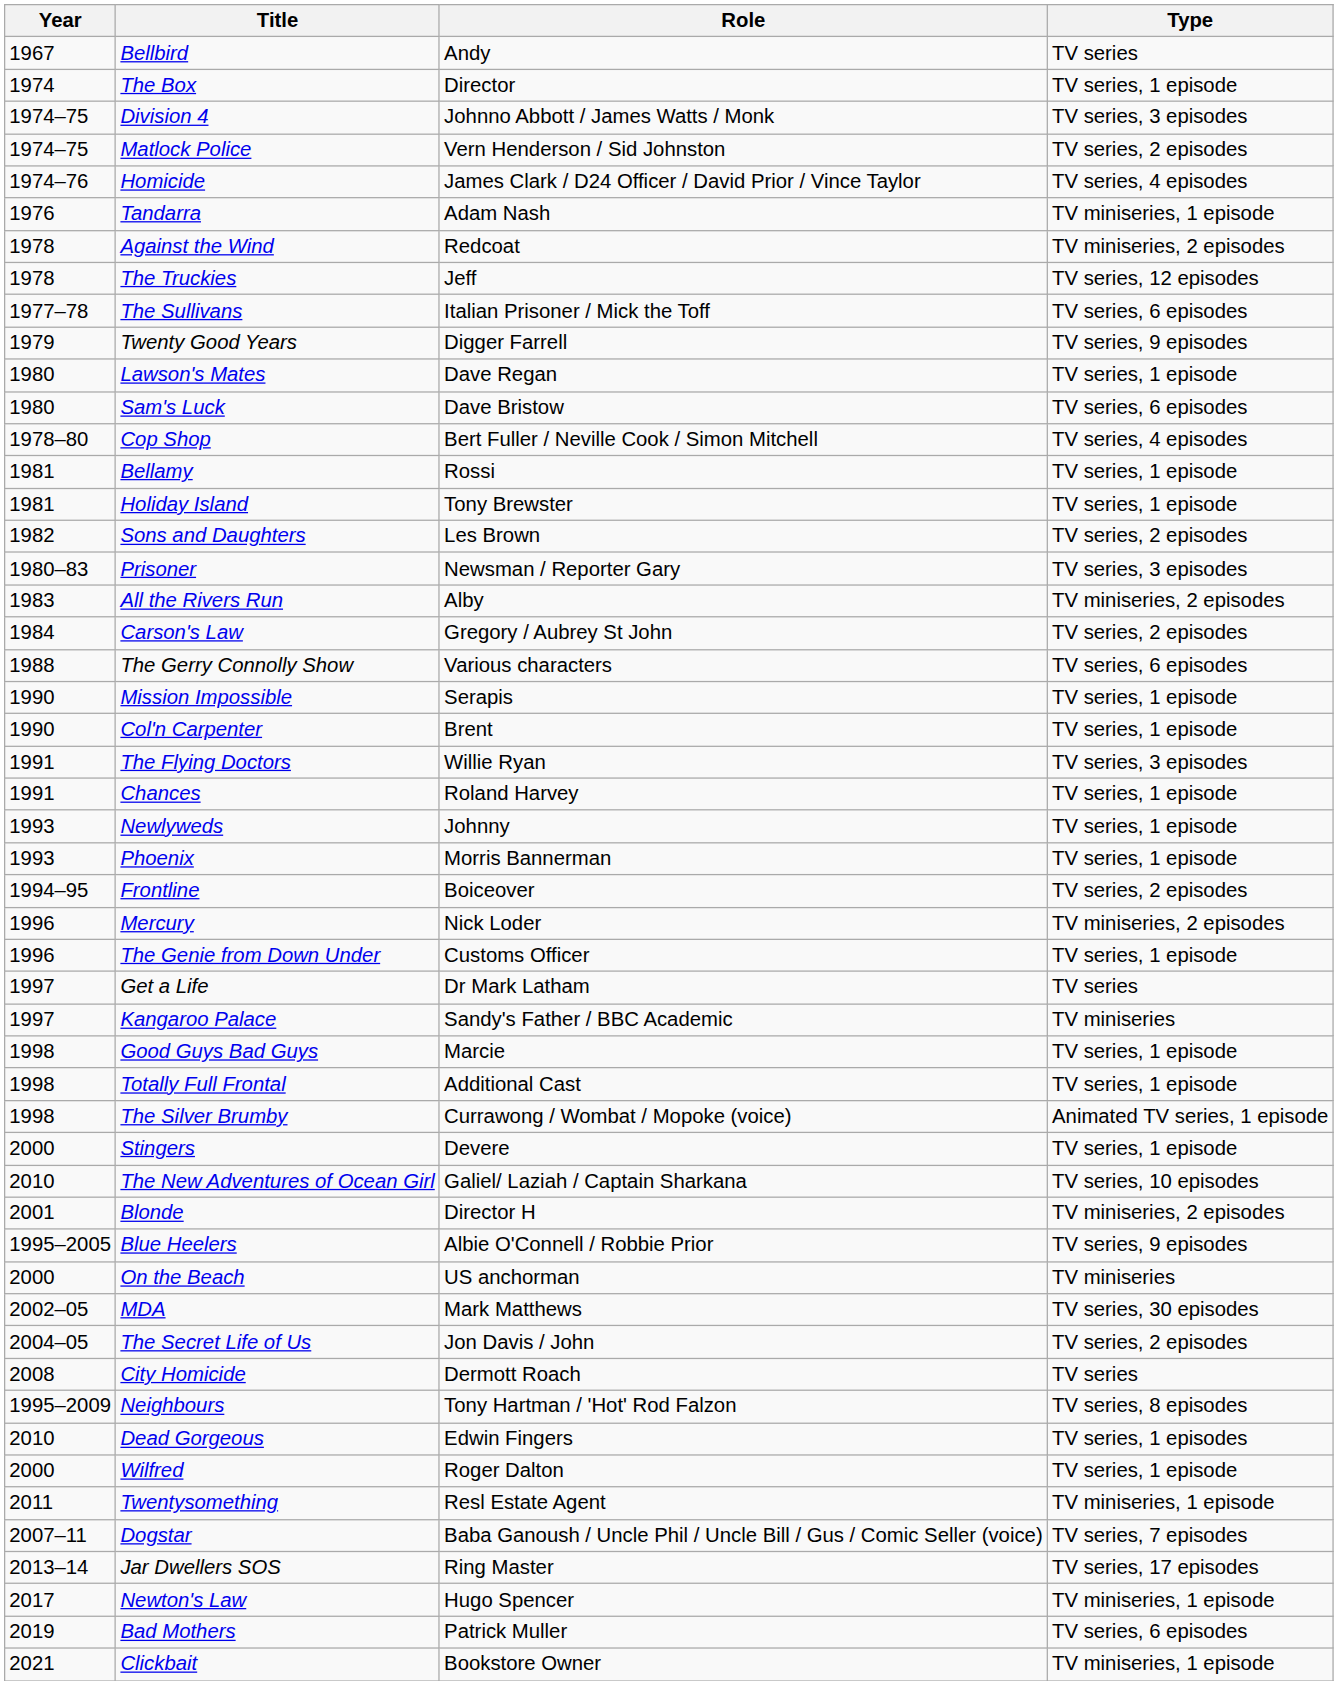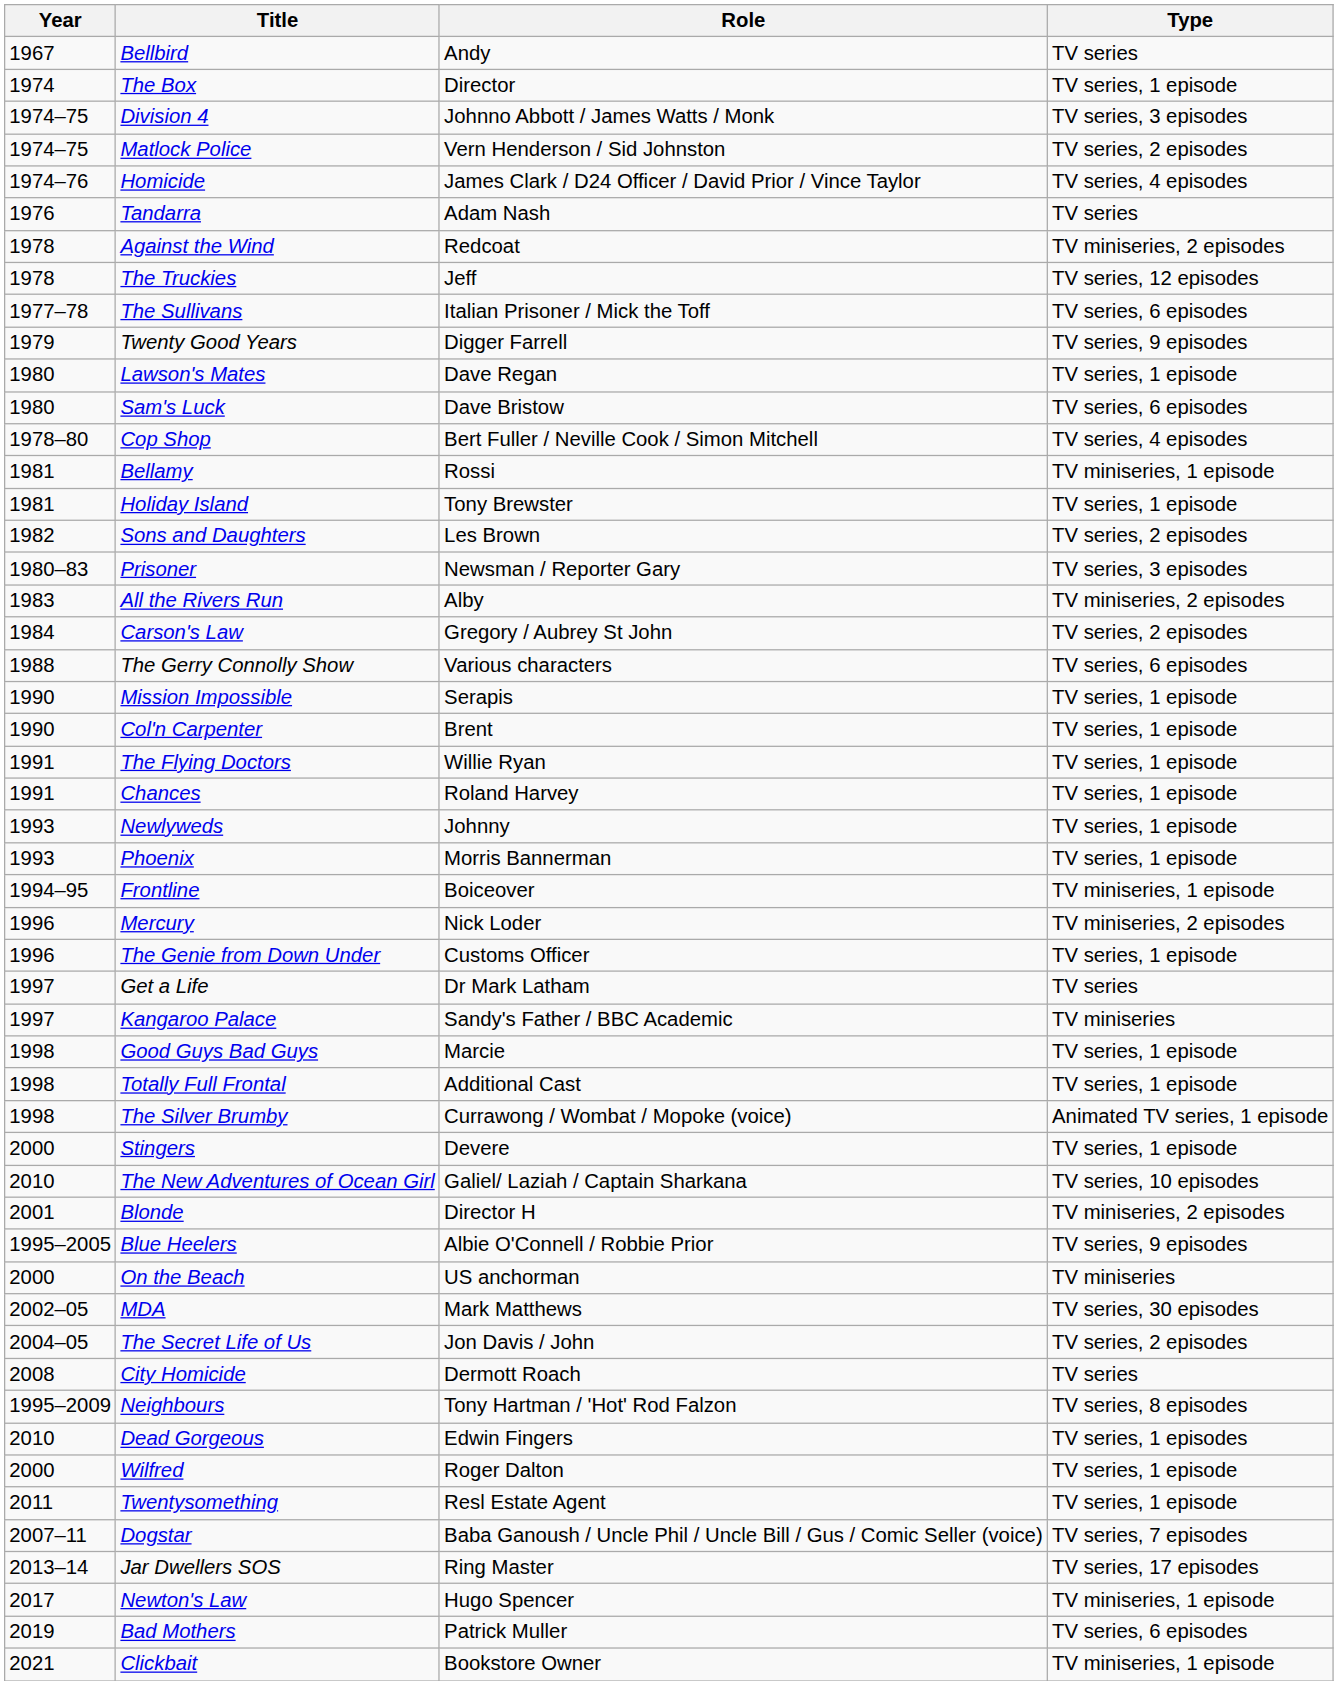(1163, 213) TV miniseries, 1 episode -> (1095, 213) TV series
(1145, 471) TV series, 1 episode -> (1163, 471) TV miniseries, 1 episode
(1150, 761) TV series, 3 episodes -> (1145, 761) TV series, 1 episode
(1150, 890) TV series, 2 episodes -> (1163, 890) TV miniseries, 1 episode
(1163, 1503) TV miniseries, 1 episode -> (1145, 1503) TV series, 1 episode
